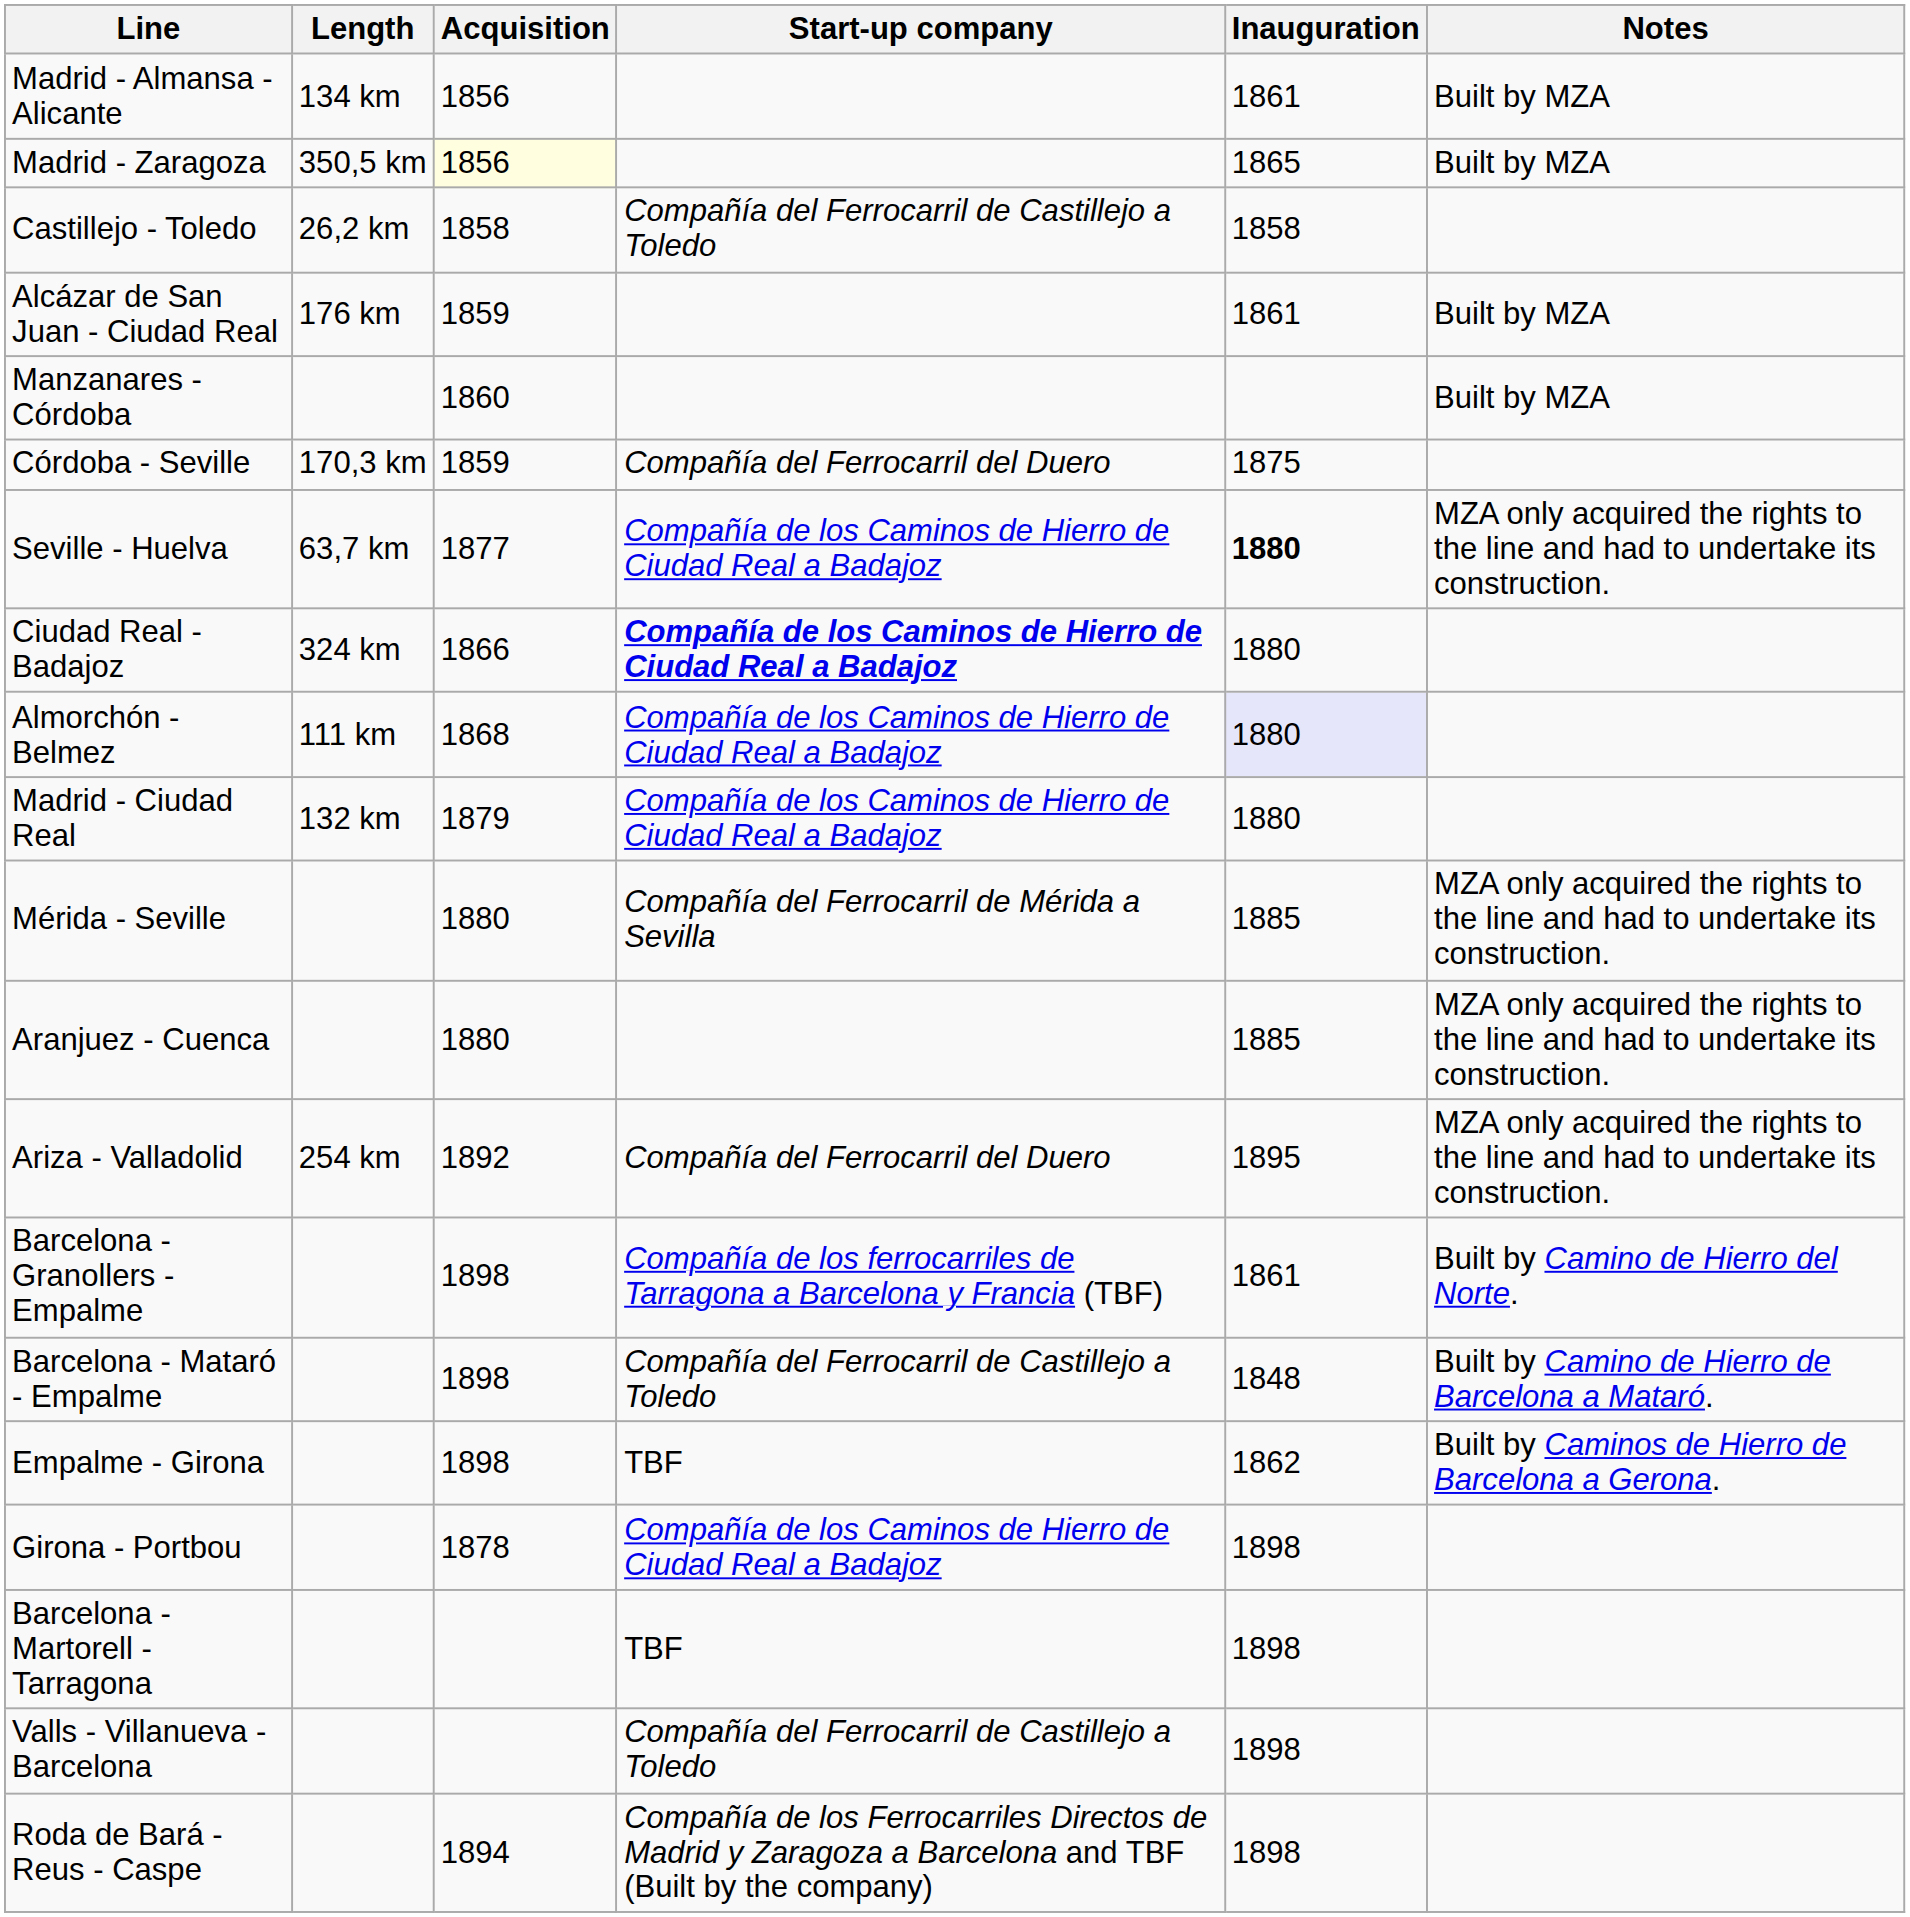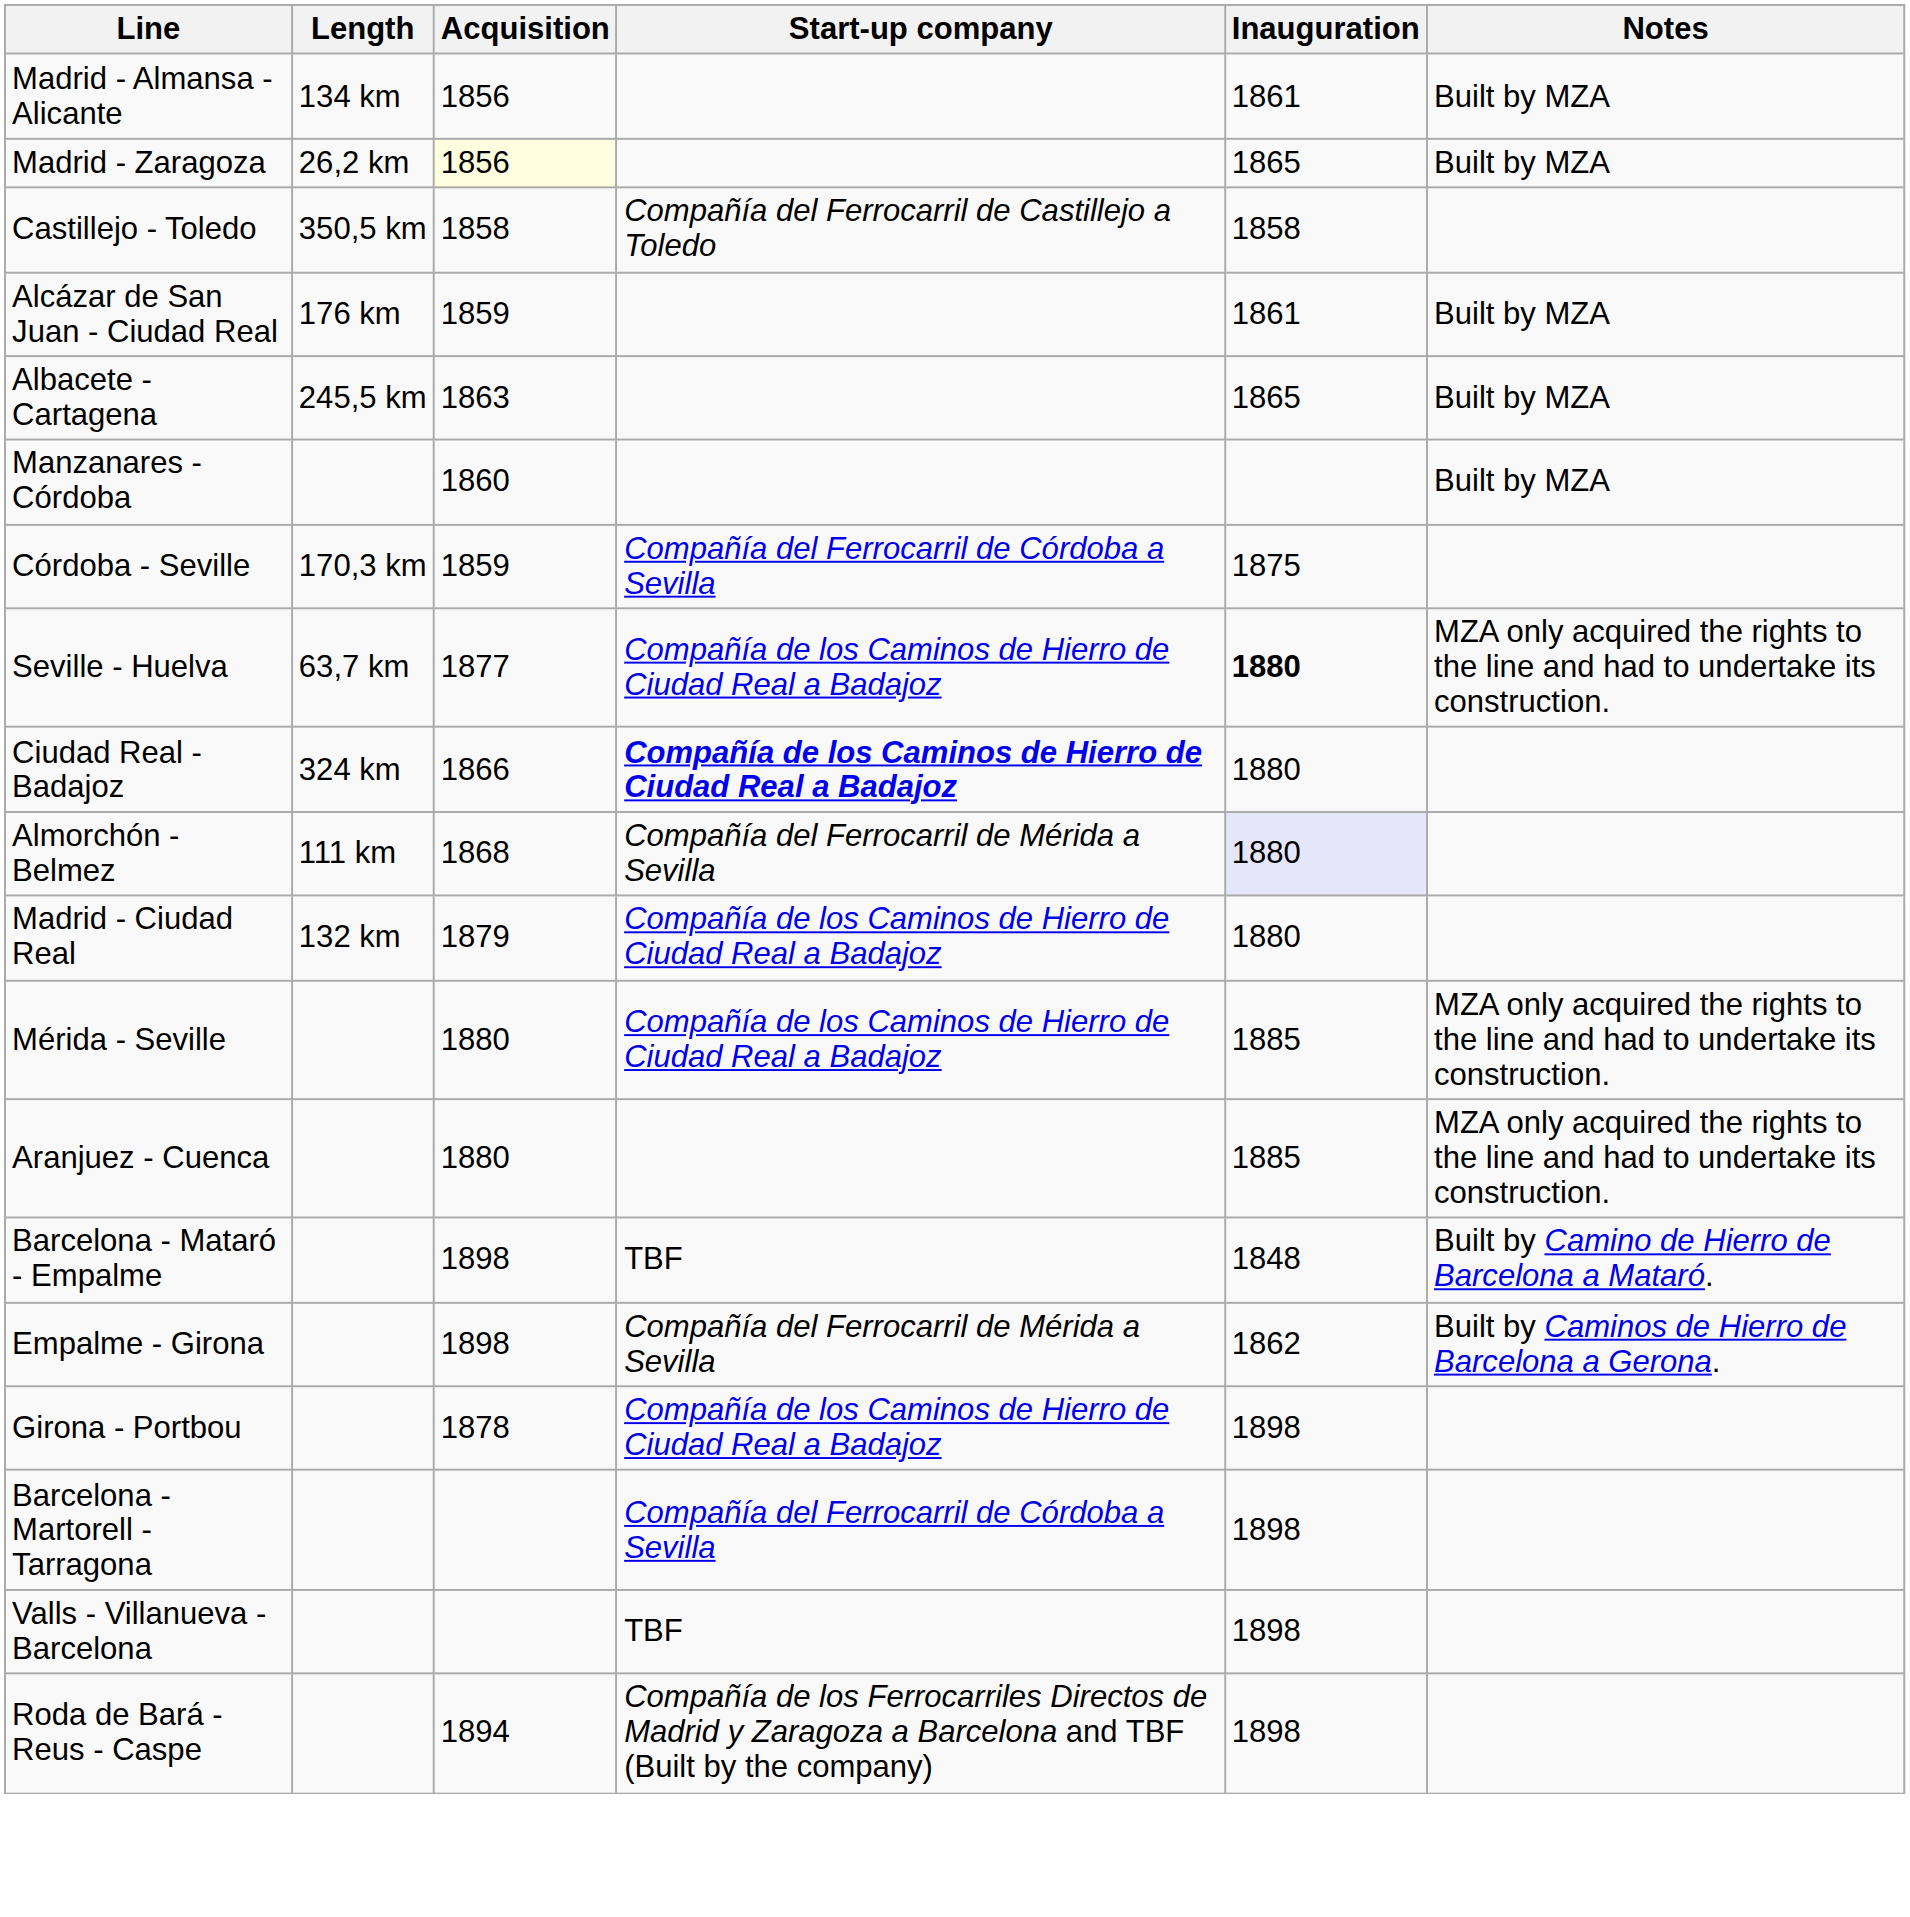(363, 162) 350,5 km -> (354, 162) 26,2 km
(354, 229) 26,2 km -> (363, 229) 350,5 km
+ row: (85, 397)
(867, 464) Compañía del Ferrocarril del Duero -> (894, 565) Compañía del Ferrocarril de Córdoba a Sevilla
(897, 734) Compañía de los Caminos de Hierro de Ciudad Real a Badajoz -> (882, 853) Compañía del Ferrocarril de Mérida a Sevilla
(882, 919) Compañía del Ferrocarril de Mérida a Sevilla -> (897, 1038) Compañía de los Caminos de Hierro de Ciudad Real a Badajoz
- row: (127, 1157)
- row: (93, 1277)
(898, 1378) Compañía del Ferrocarril de Castillejo a Toledo -> (653, 1259) TBF
(653, 1462) TBF -> (882, 1343) Compañía del Ferrocarril de Mérida a Sevilla
(653, 1648) TBF -> (894, 1529) Compañía del Ferrocarril de Córdoba a Sevilla
(898, 1750) Compañía del Ferrocarril de Castillejo a Toledo -> (653, 1631) TBF
